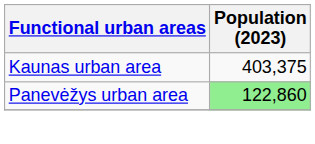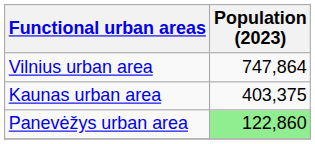+ row: (81, 67)
